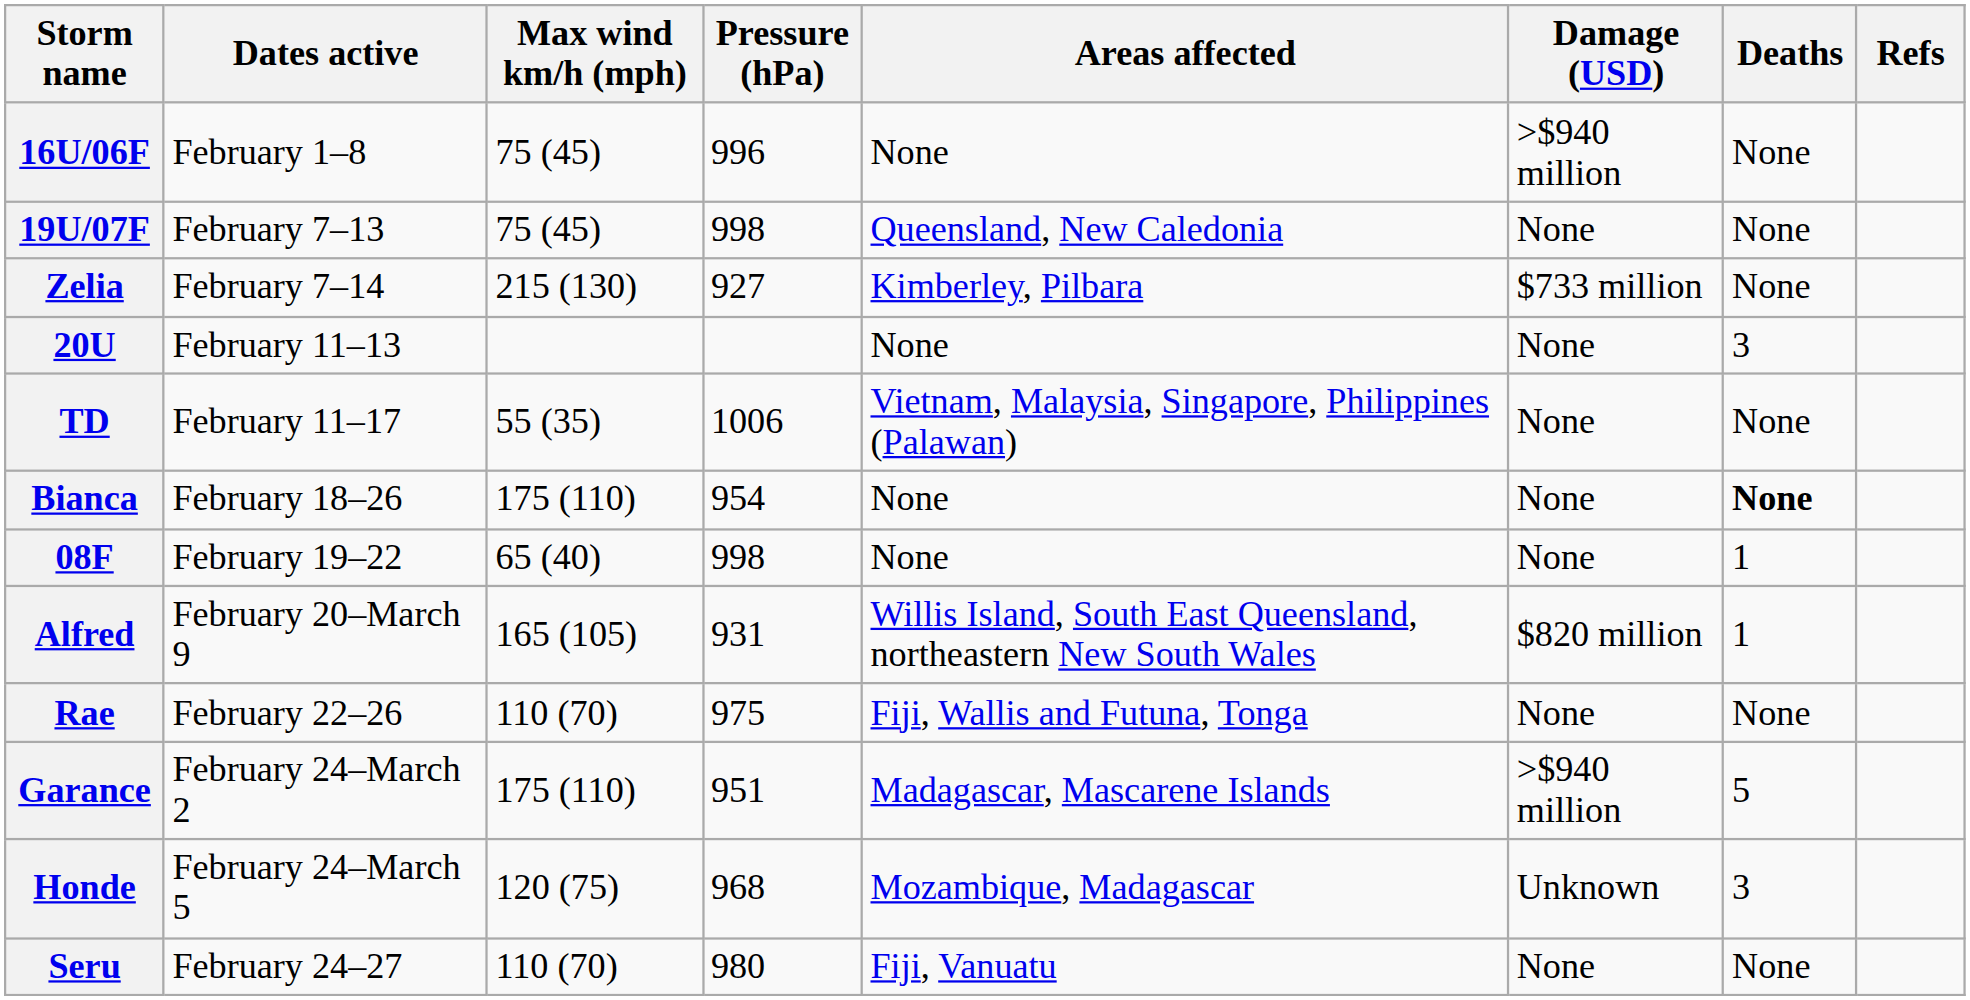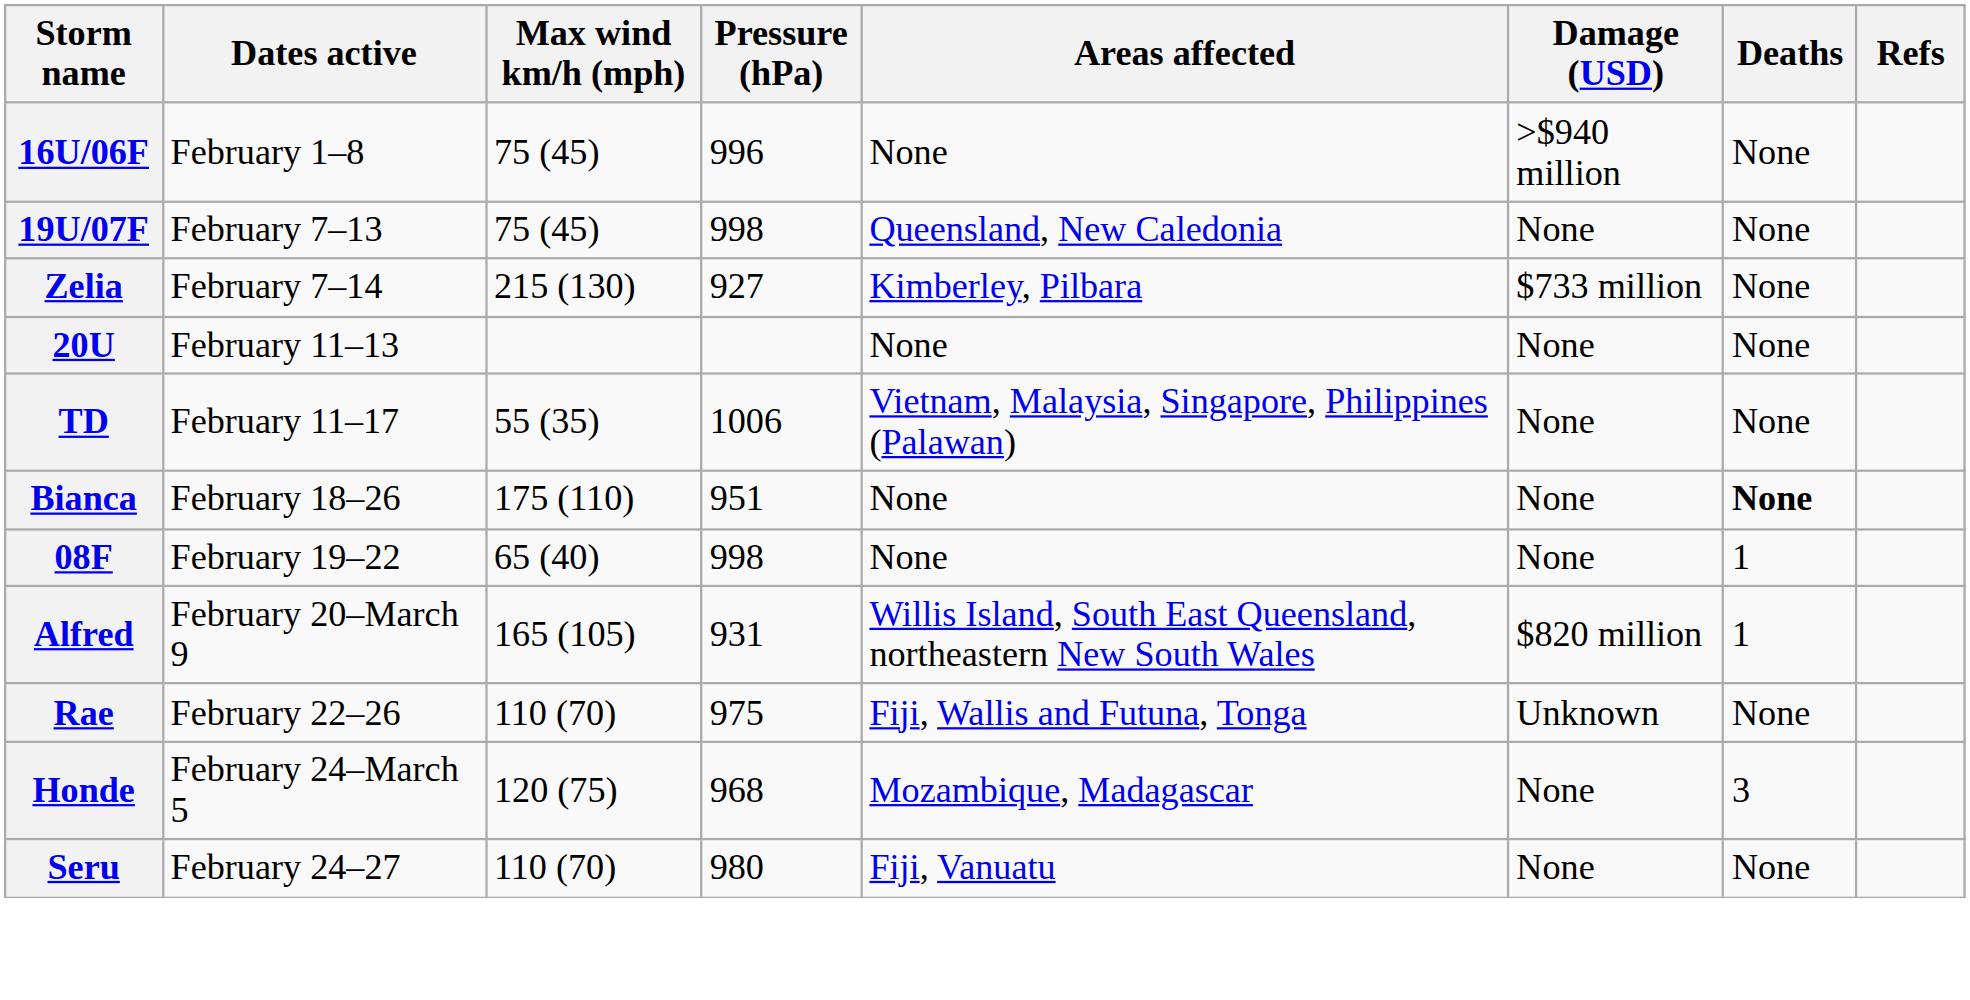(1741, 343) 3 -> (1771, 343) None
(738, 499) 954 -> (737, 499) 951
(1556, 712) None -> (1588, 712) Unknown
- row: (85, 789)
(1588, 887) Unknown -> (1556, 789) None
